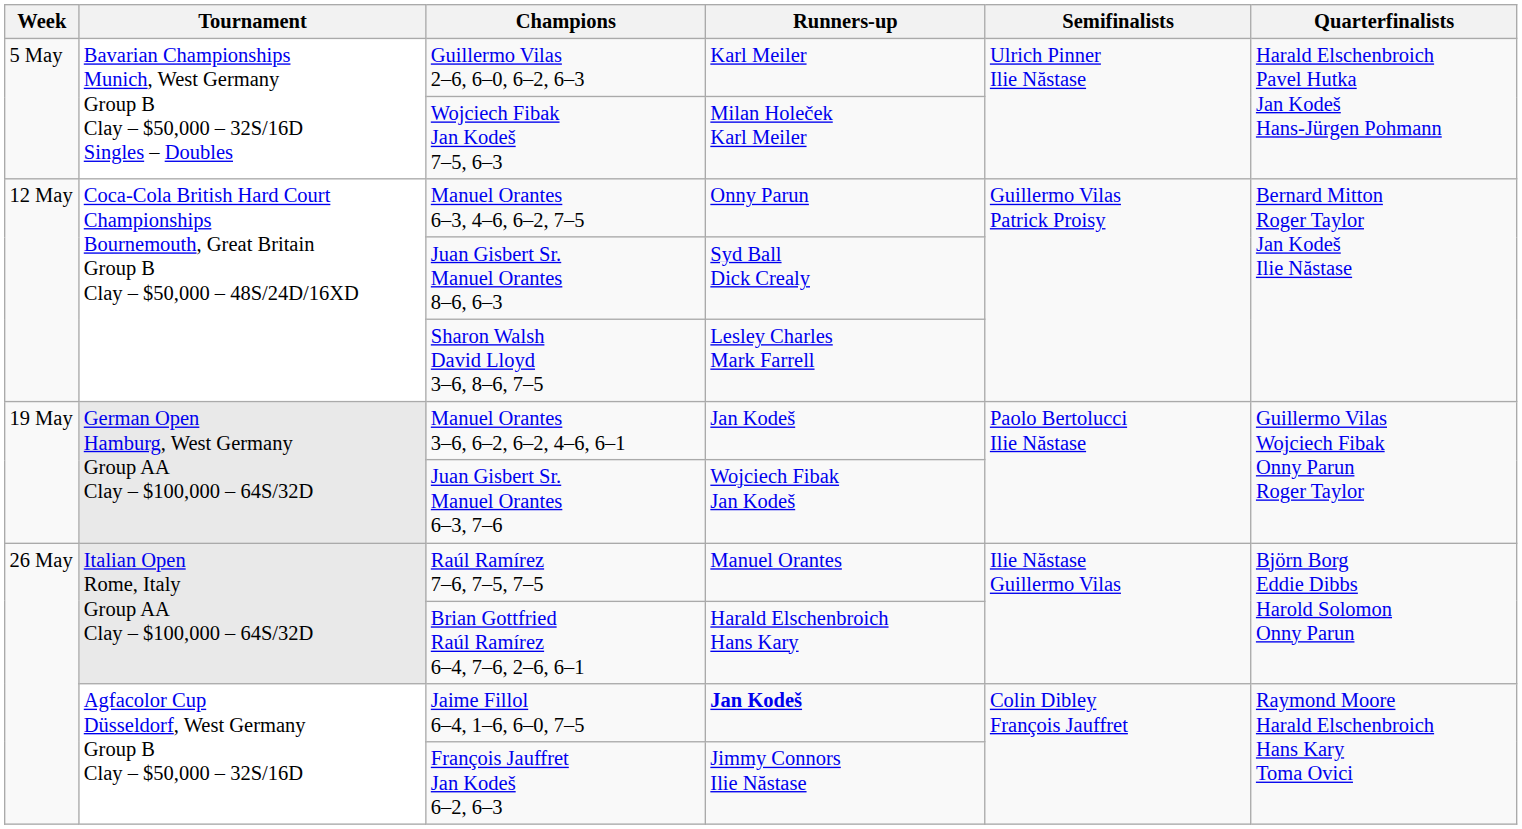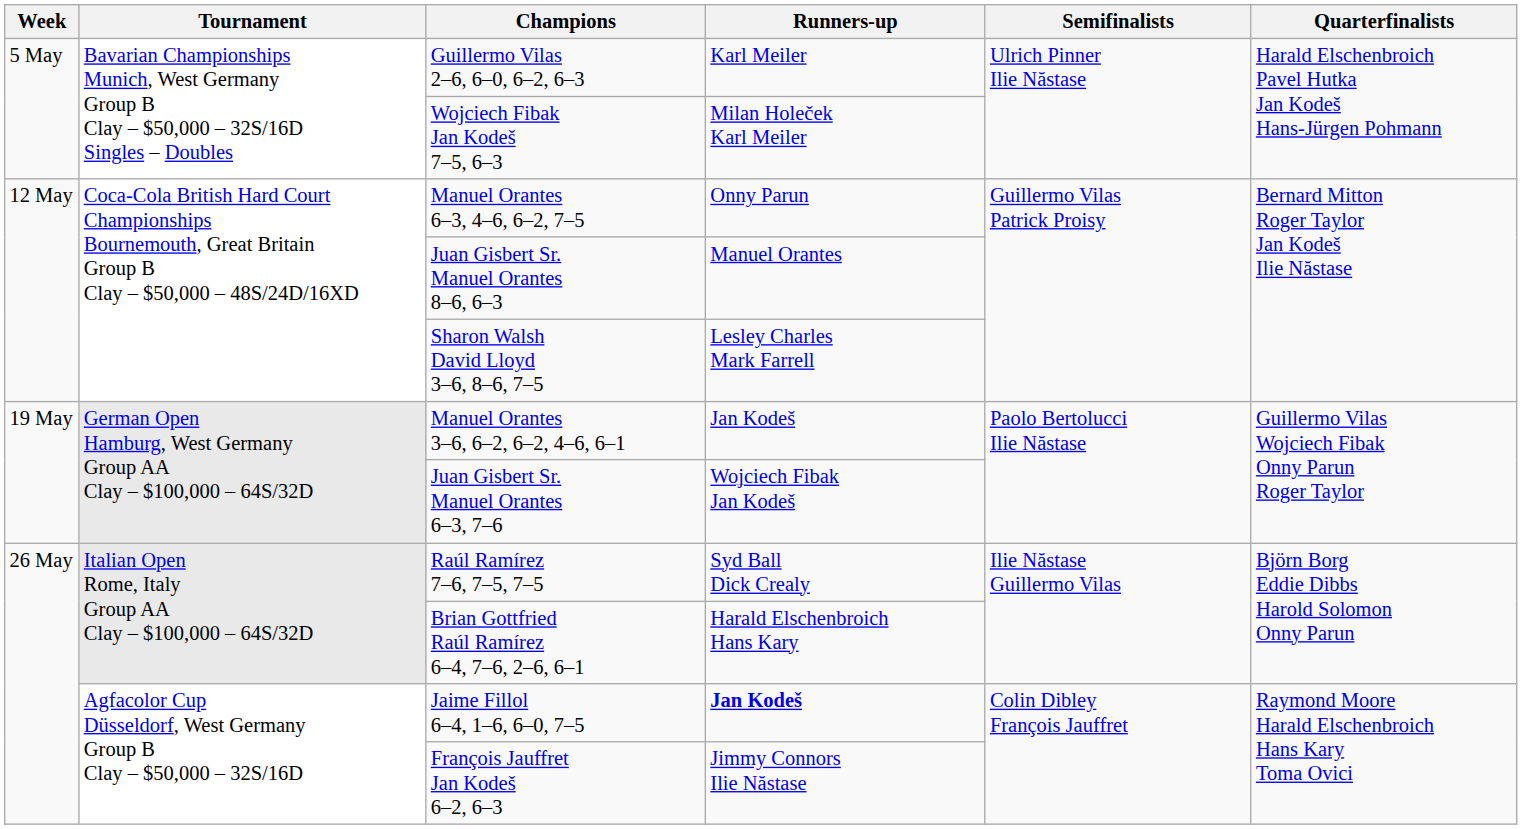(760, 266) Syd Ball Dick Crealy -> (776, 254) Manuel Orantes
(776, 559) Manuel Orantes -> (760, 571) Syd Ball Dick Crealy
